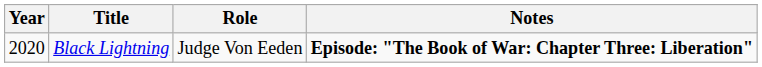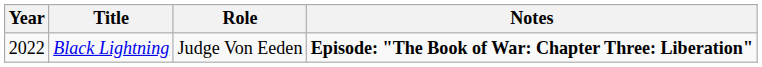(27, 47) 2020 -> (27, 47) 2022
